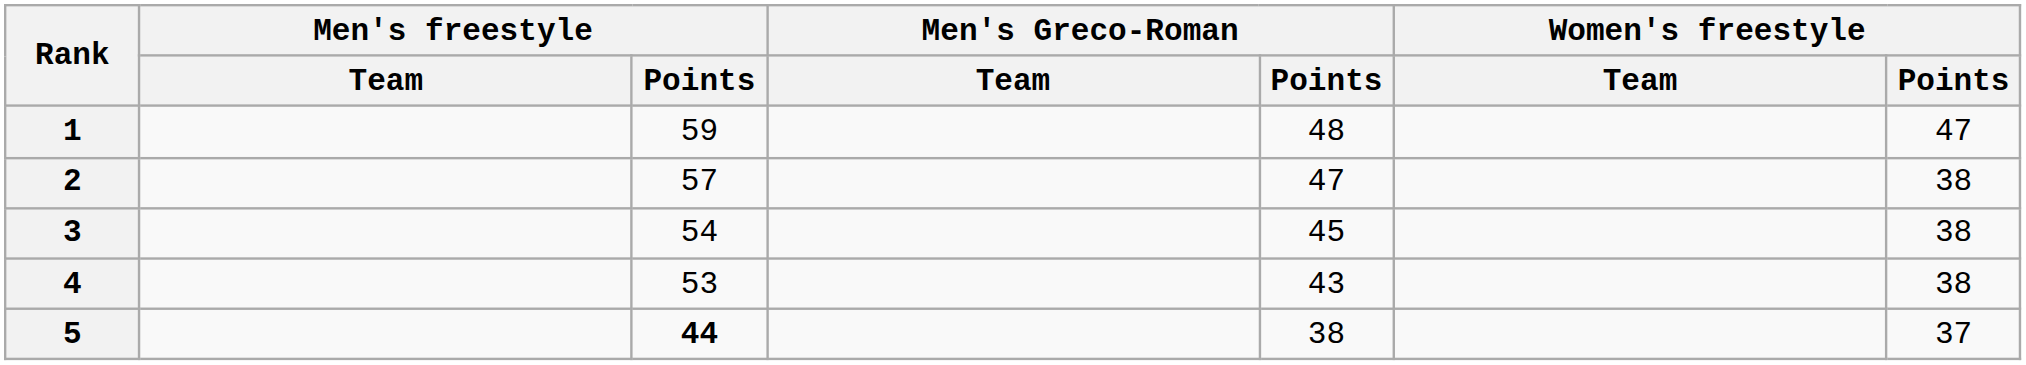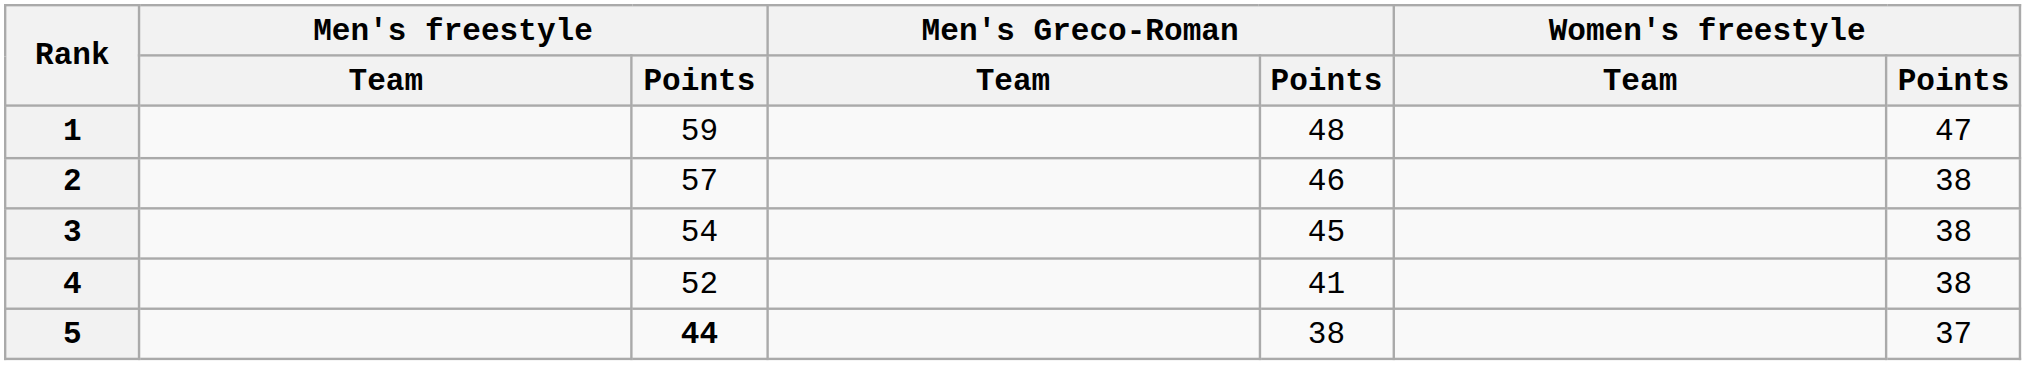(1326, 182) 47 -> (1326, 182) 46
(699, 284) 53 -> (699, 284) 52
(1326, 284) 43 -> (1326, 284) 41
